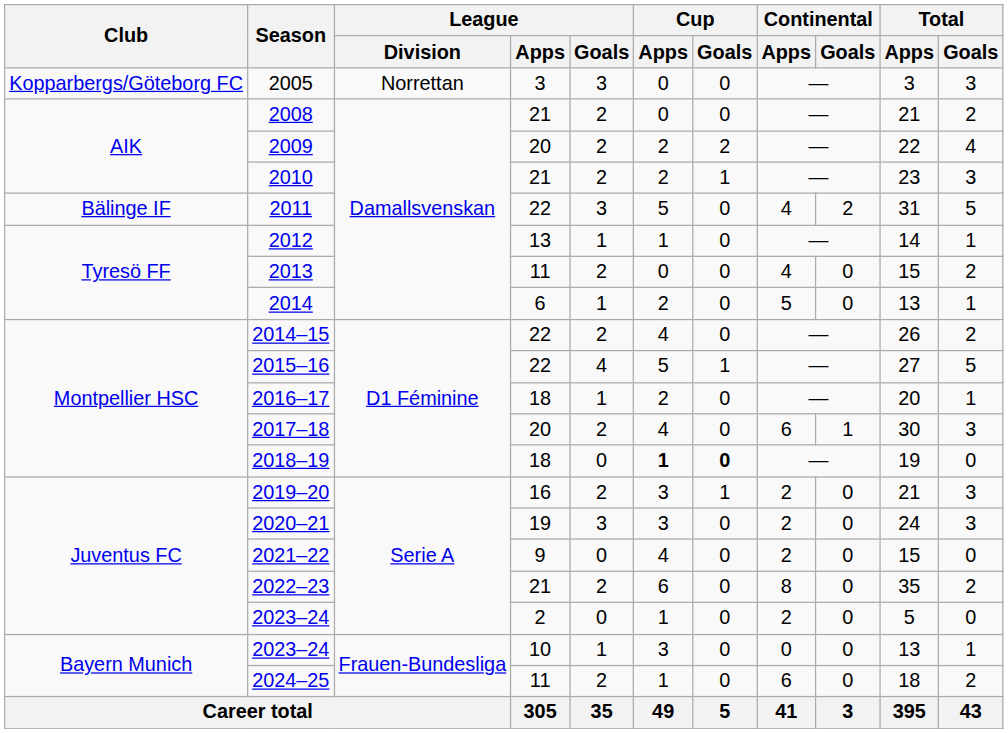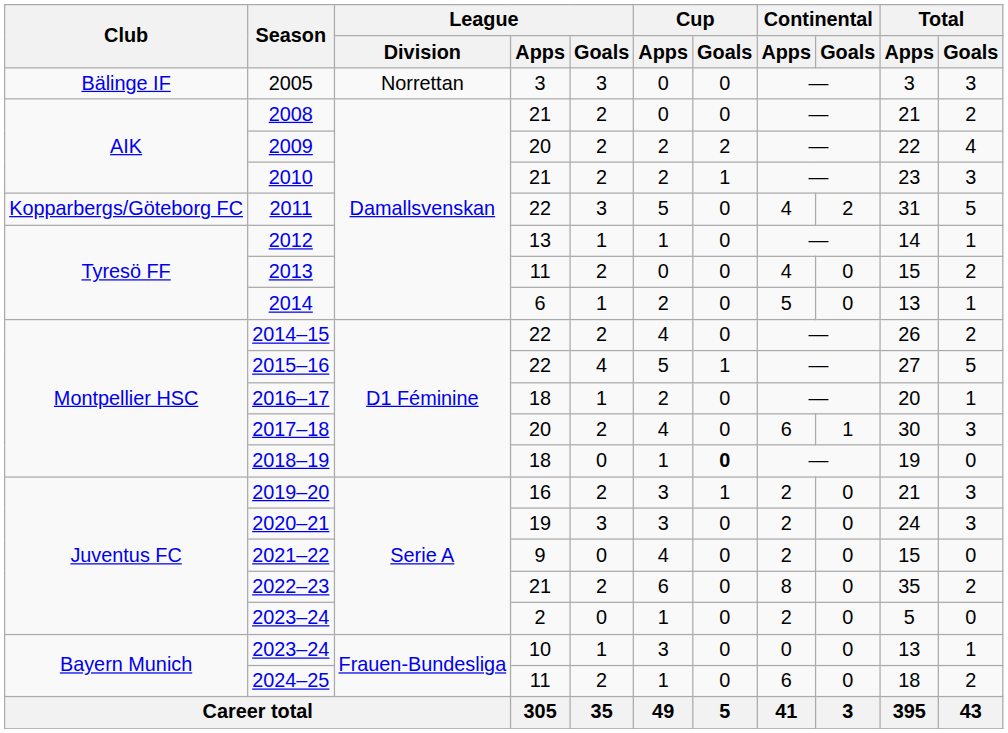(126, 83) Kopparbergs/Göteborg FC -> (126, 83) Bälinge IF
(126, 209) Bälinge IF -> (126, 209) Kopparbergs/Göteborg FC
(663, 460) bold -> (663, 460) normal
